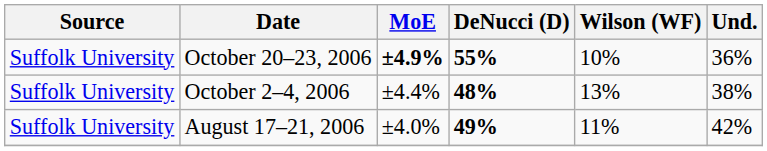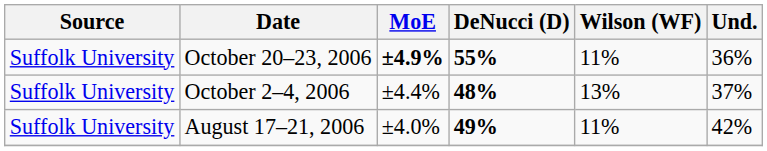(600, 57) 10% -> (600, 57) 11%
(732, 92) 38% -> (732, 92) 37%
